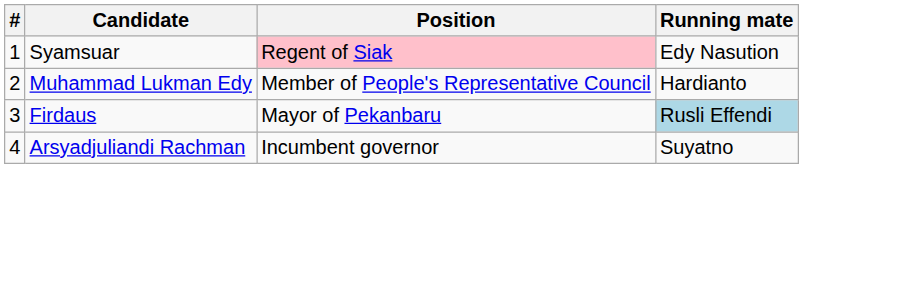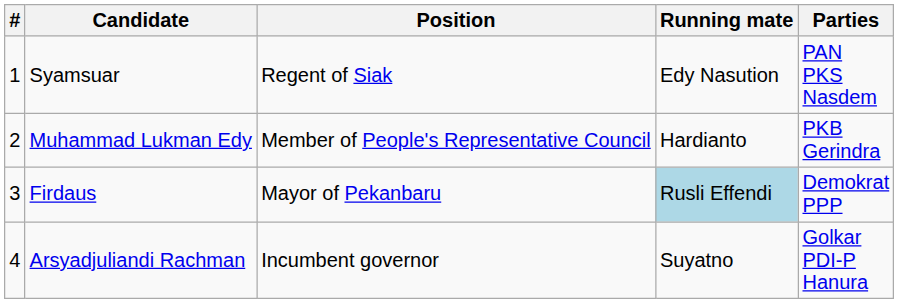+ column: (846, 20)
(327, 52) pink background -> (327, 74) no background
